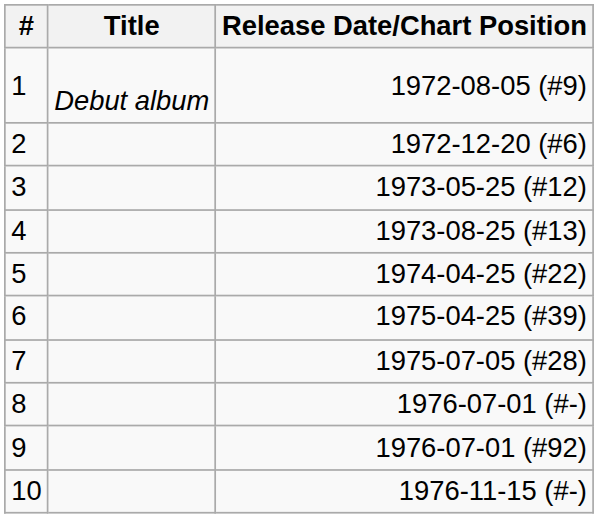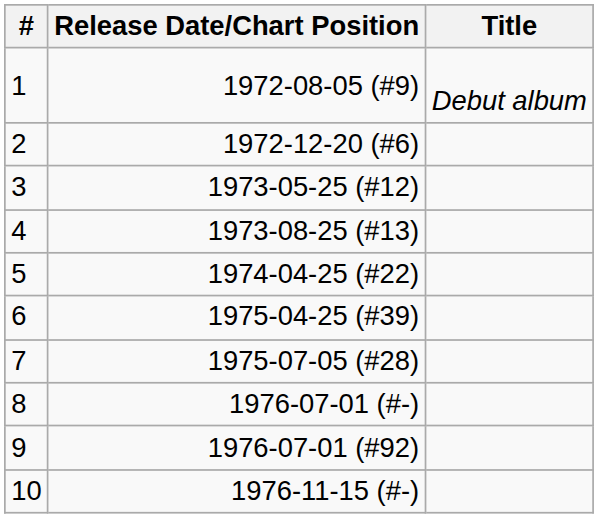columns swapped: (132, 26) <-> (404, 26)
